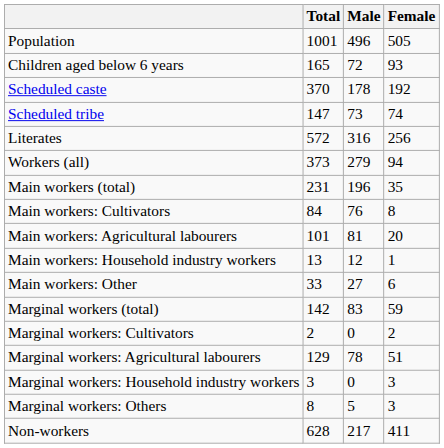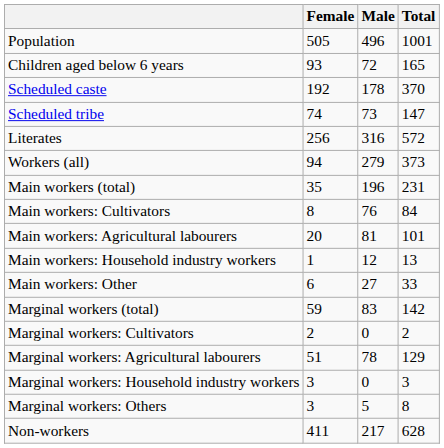columns swapped: (323, 16) <-> (412, 16)
